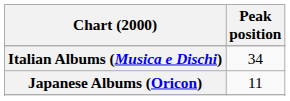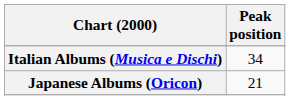(255, 82) 11 -> (255, 82) 21
